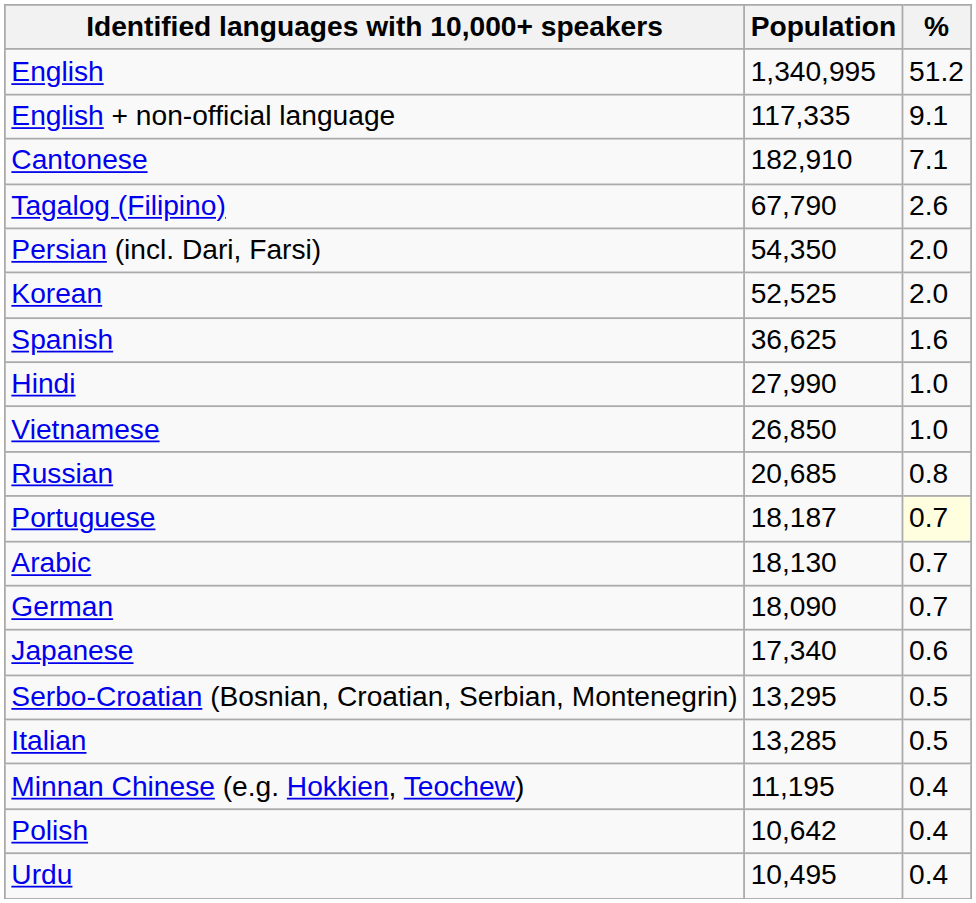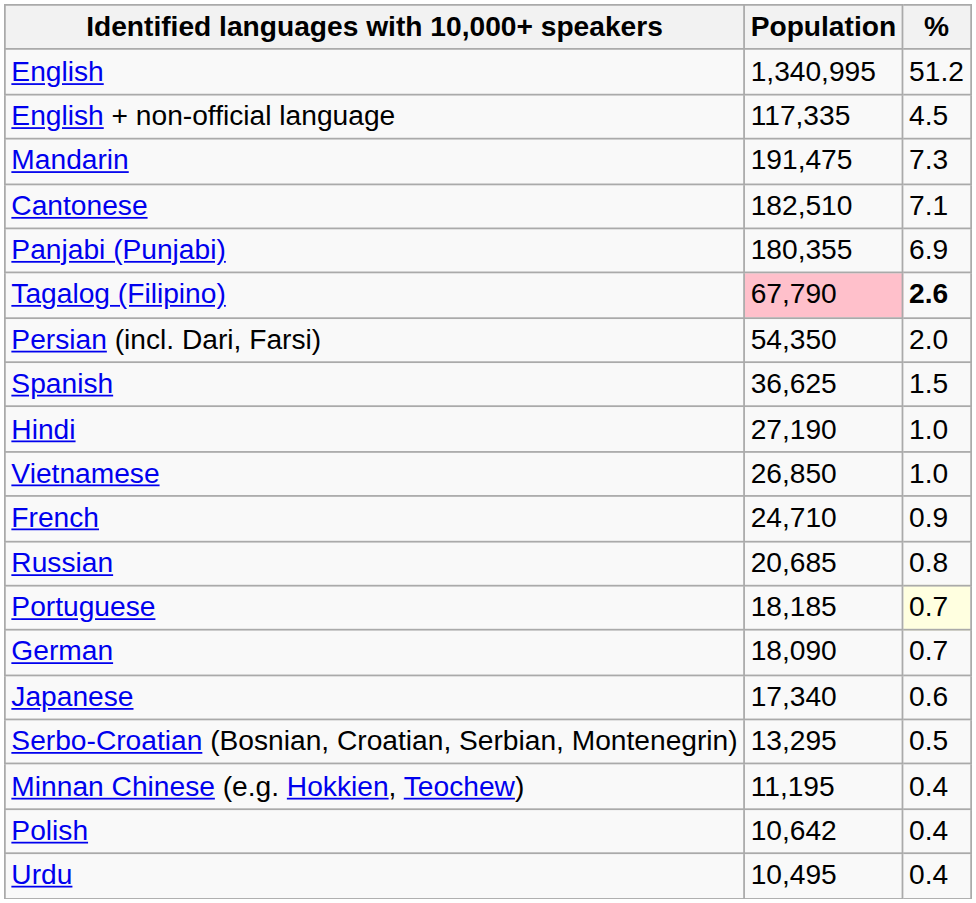(929, 116) 9.1 -> (929, 116) 4.5
+ row: (70, 160)
(802, 160) 182,910 -> (802, 205) 182,510
+ row: (119, 250)
(794, 205) no background -> (794, 294) pink background
(929, 205) normal -> (929, 294) bold
- row: (57, 294)
(929, 339) 1.6 -> (929, 384) 1.5
(794, 384) 27,990 -> (794, 428) 27,190
+ row: (55, 518)
(794, 518) 18,187 -> (794, 607) 18,185
- row: (51, 562)
- row: (49, 741)
